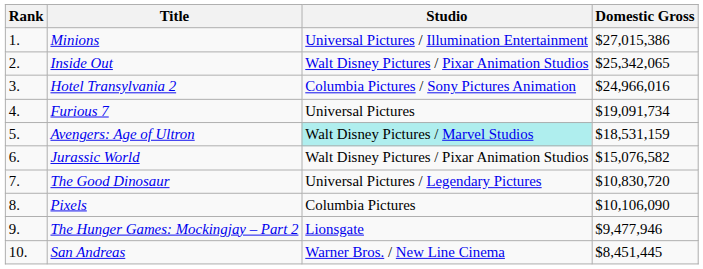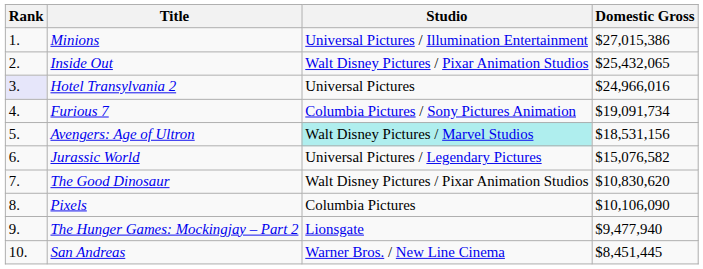(633, 63) $25,342,065 -> (633, 63) $25,432,065
(14, 87) no background -> (14, 87) lavender background
(441, 87) Columbia Pictures / Sony Pictures Animation -> (360, 87) Universal Pictures
(360, 110) Universal Pictures -> (441, 110) Columbia Pictures / Sony Pictures Animation
(633, 134) $18,531,159 -> (633, 134) $18,531,156
(447, 157) Walt Disney Pictures / Pixar Animation Studios -> (423, 157) Universal Pictures / Legendary Pictures
(423, 181) Universal Pictures / Legendary Pictures -> (447, 181) Walt Disney Pictures / Pixar Animation Studios
(633, 181) $10,830,720 -> (633, 181) $10,830,620
(629, 228) $9,477,946 -> (629, 228) $9,477,940
